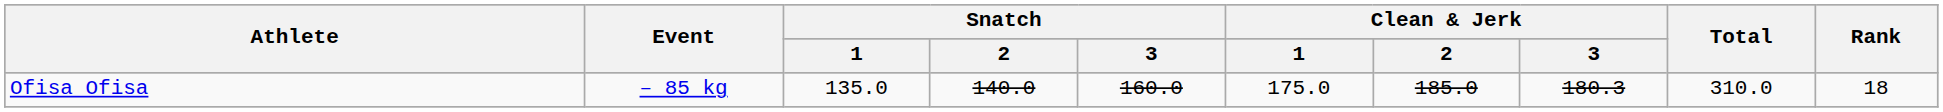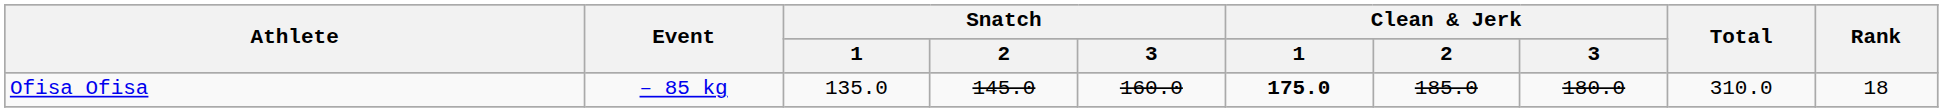(1004, 90) 140.0 -> (1004, 90) 145.0
(1299, 90) normal -> (1299, 90) bold
(1594, 90) 180.3 -> (1594, 90) 180.0
